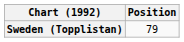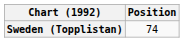(152, 29) 79 -> (152, 29) 74
